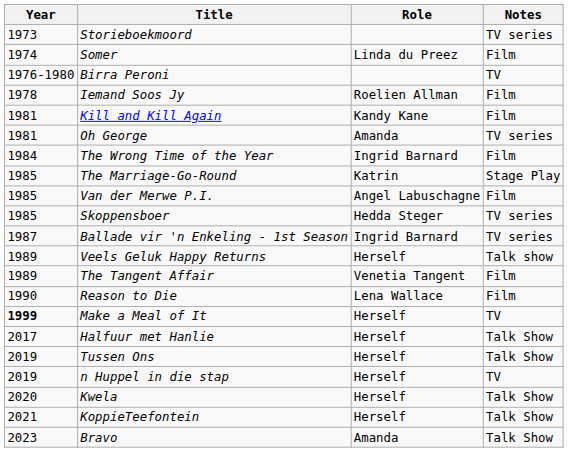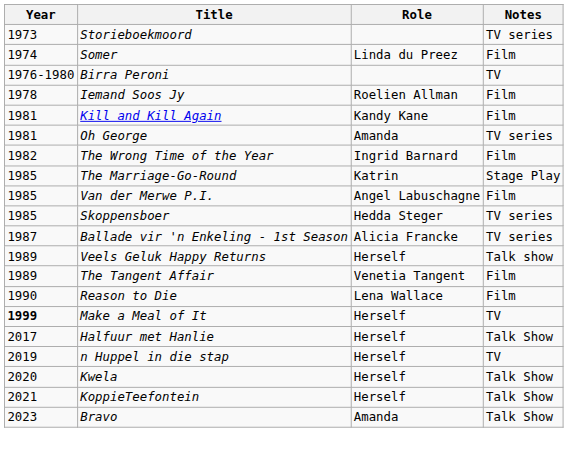(22, 155) 1984 -> (22, 155) 1982
(406, 236) Ingrid Barnard -> (406, 236) Alicia Francke
- row: (117, 357)
